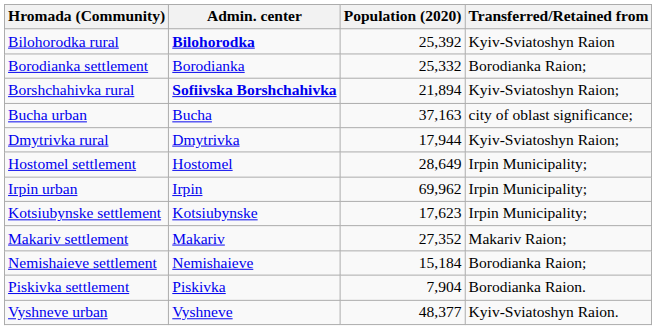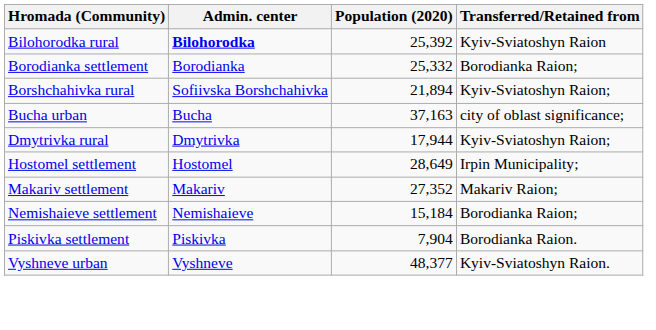(254, 90) bold -> (250, 90) normal
- row: (43, 189)
- row: (85, 213)
